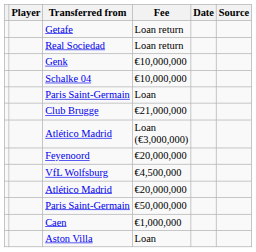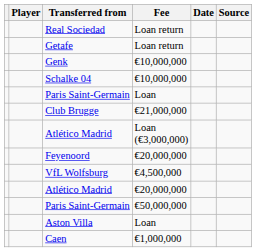rows swapped: (59, 29) <-> (75, 45)
rows swapped: (69, 238) <-> (56, 222)
